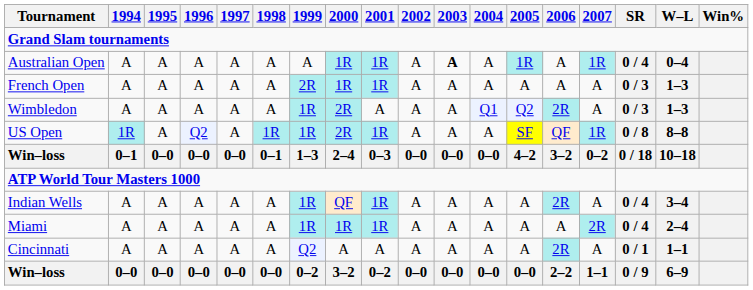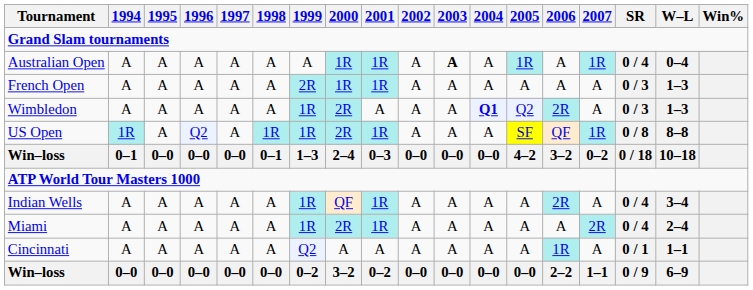(488, 109) normal -> (488, 109) bold
(344, 226) 1R -> (344, 226) 2R
(561, 249) 2R -> (561, 249) 1R
